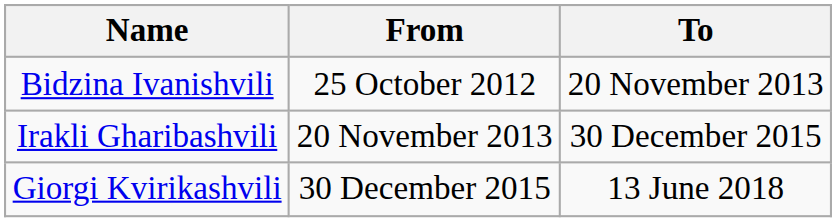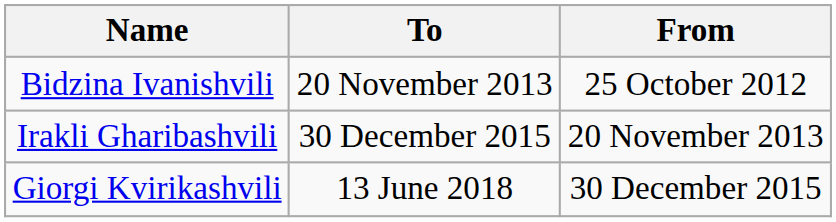columns swapped: (425, 30) <-> (696, 30)
